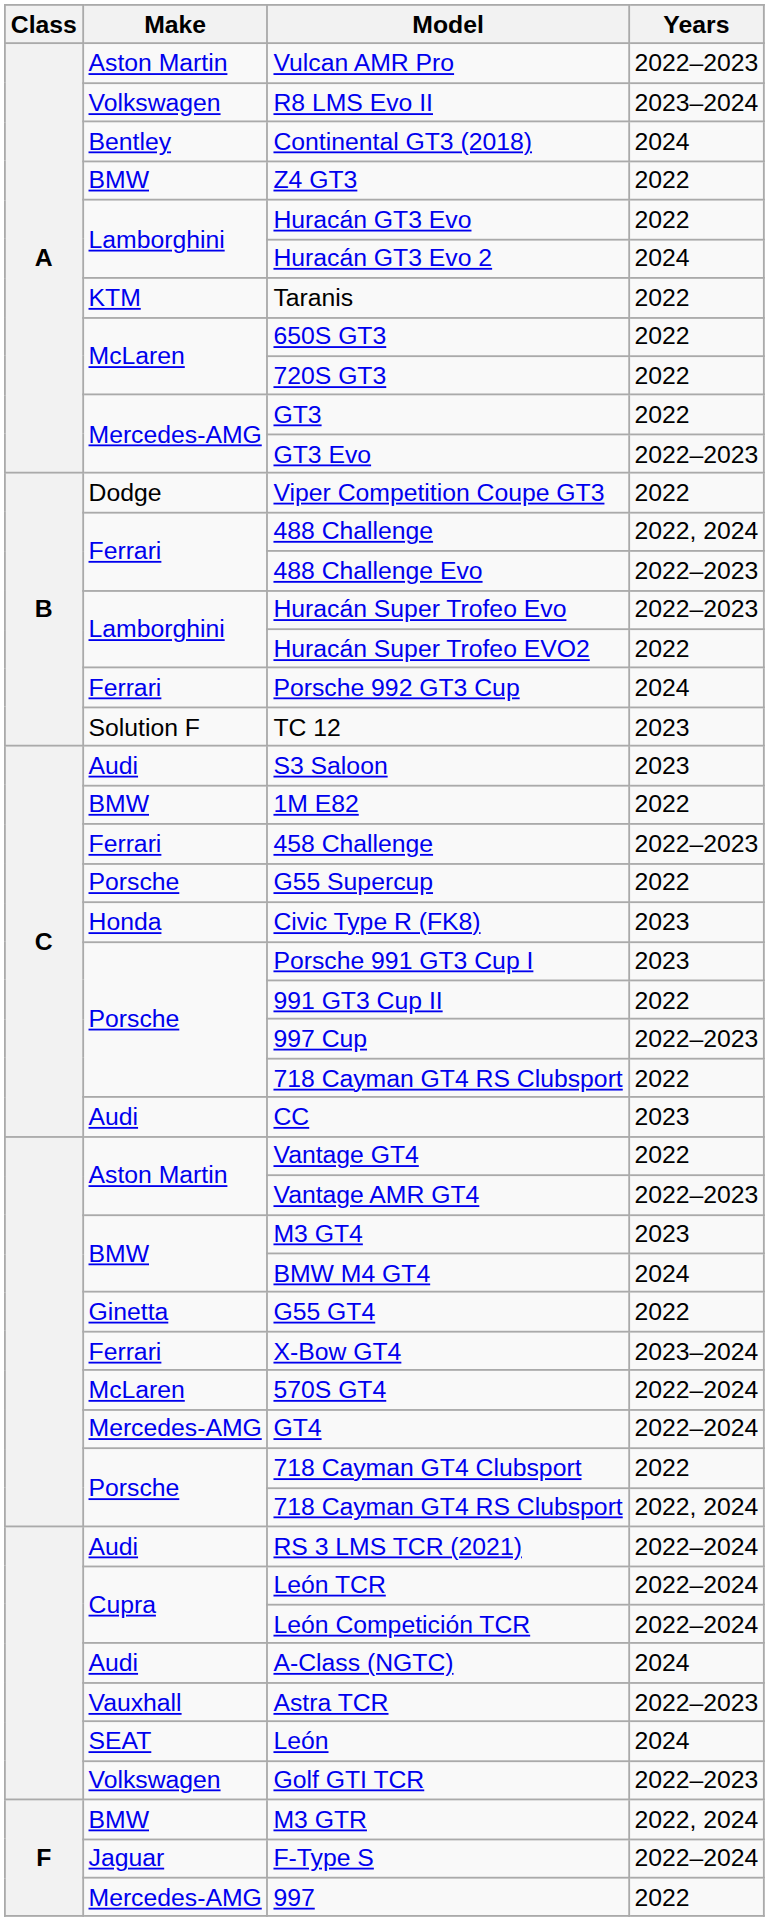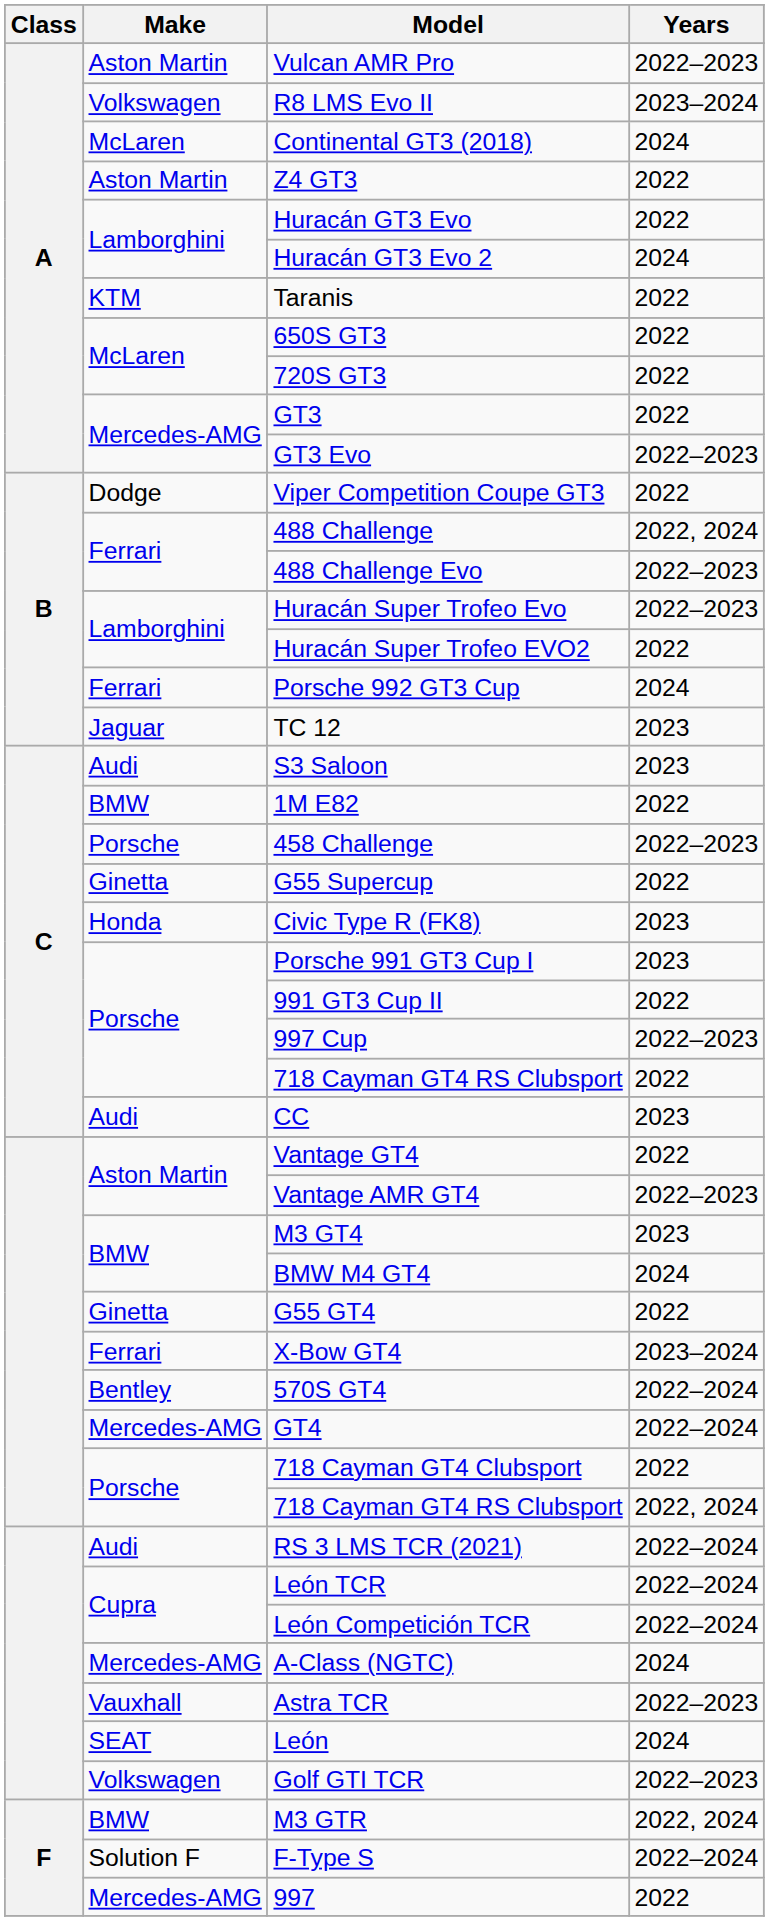(130, 141) Bentley -> (137, 141) McLaren
(119, 180) BMW -> (158, 180) Aston Martin
(144, 726) Solution F -> (126, 726) Jaguar
(125, 843) Ferrari -> (134, 843) Porsche
(134, 882) Porsche -> (128, 882) Ginetta
(137, 1390) McLaren -> (130, 1390) Bentley
(113, 1663) Audi -> (175, 1663) Mercedes-AMG
(126, 1858) Jaguar -> (144, 1858) Solution F
